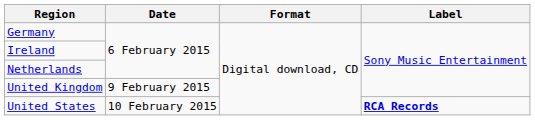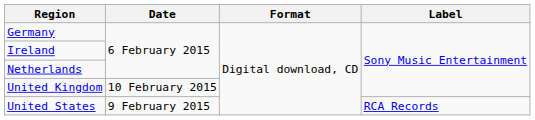(159, 87) 9 February 2015 -> (162, 87) 10 February 2015
(162, 106) 10 February 2015 -> (159, 106) 9 February 2015
(401, 106) bold -> (401, 106) normal
